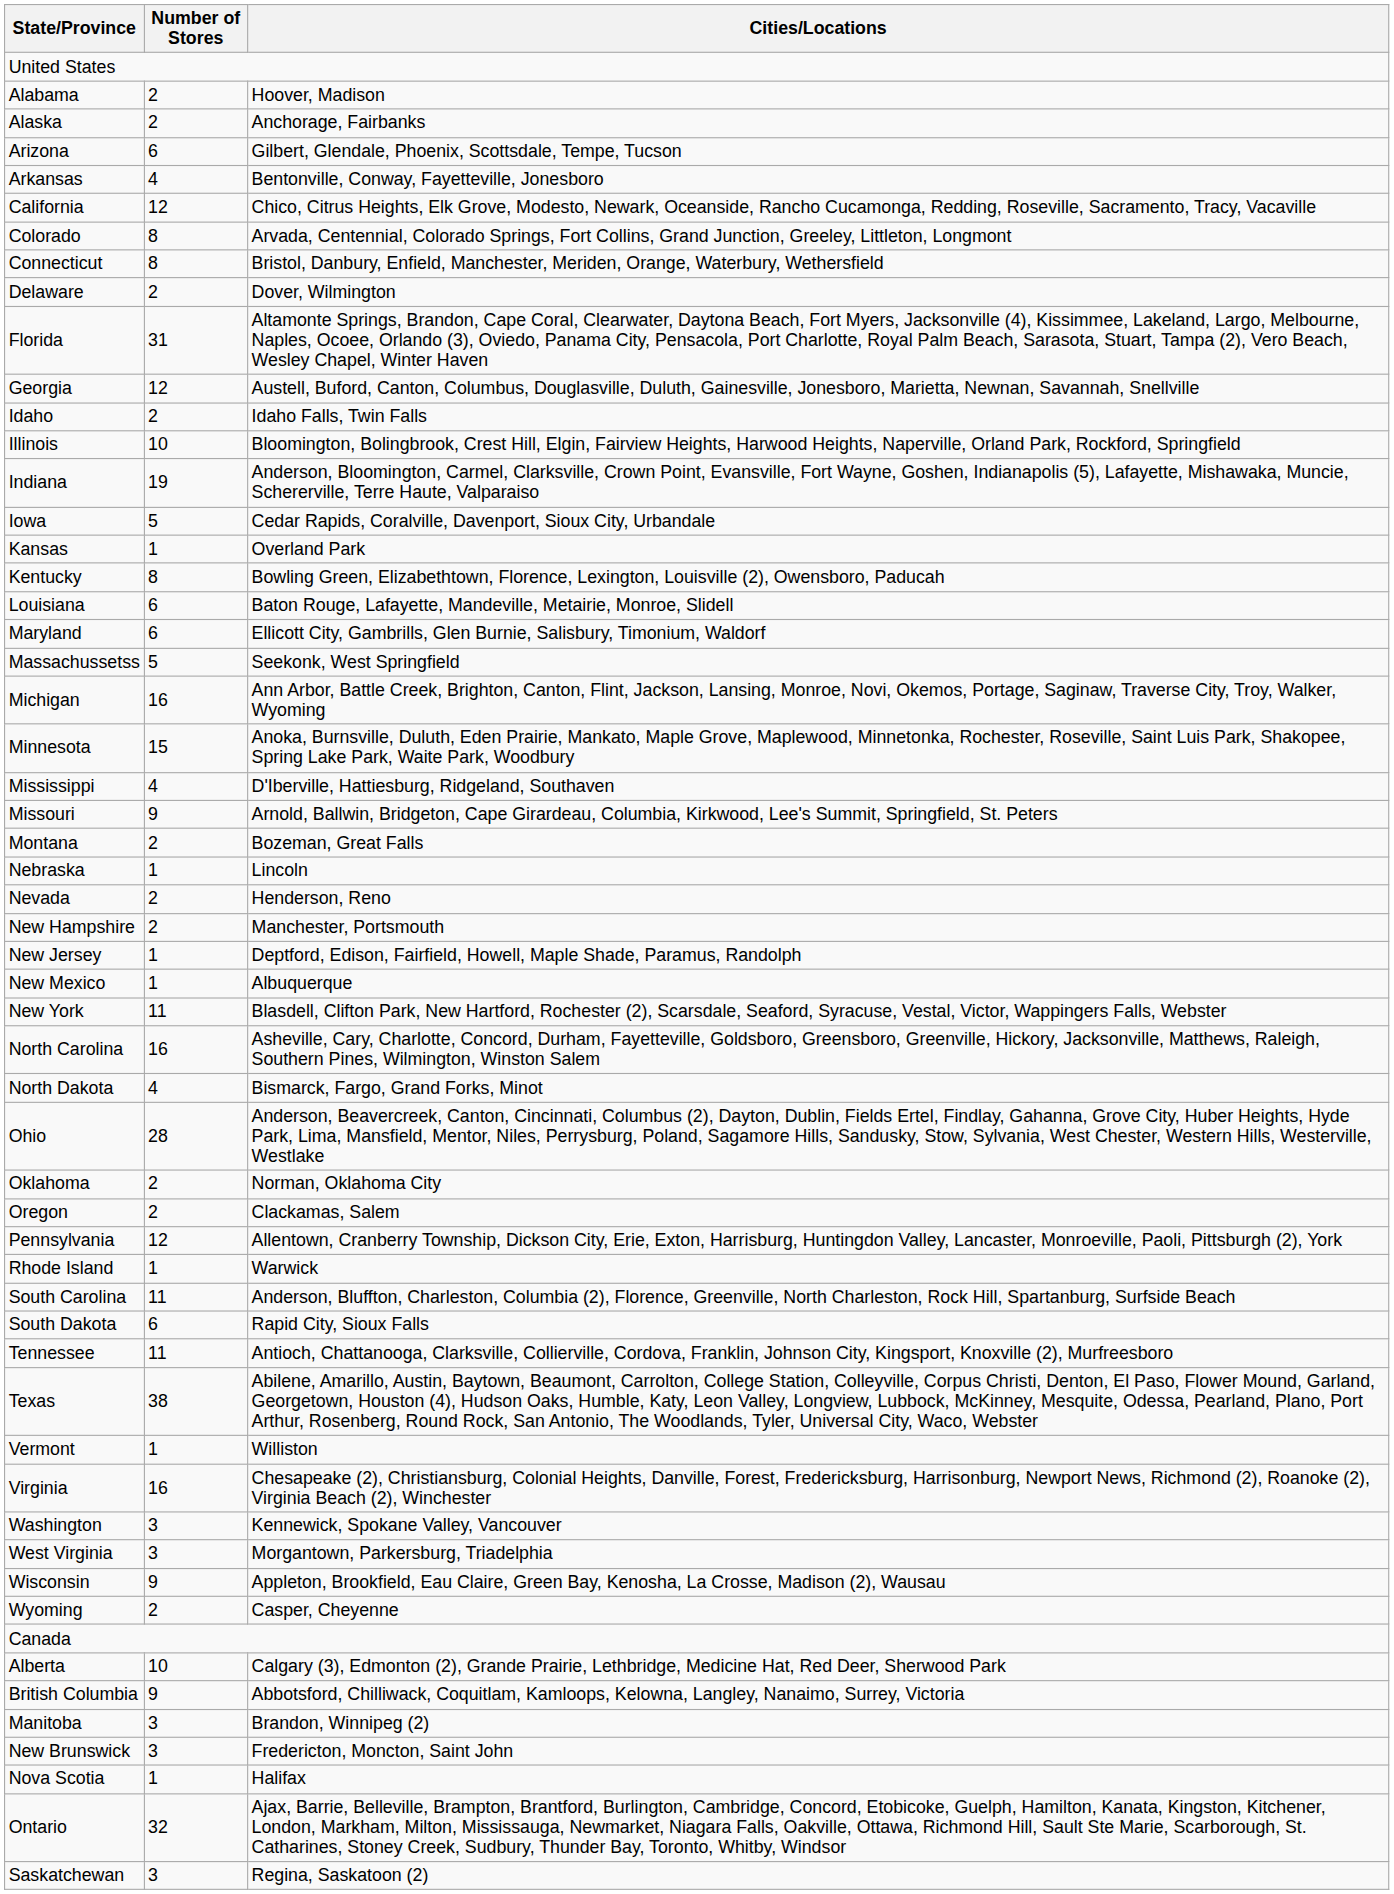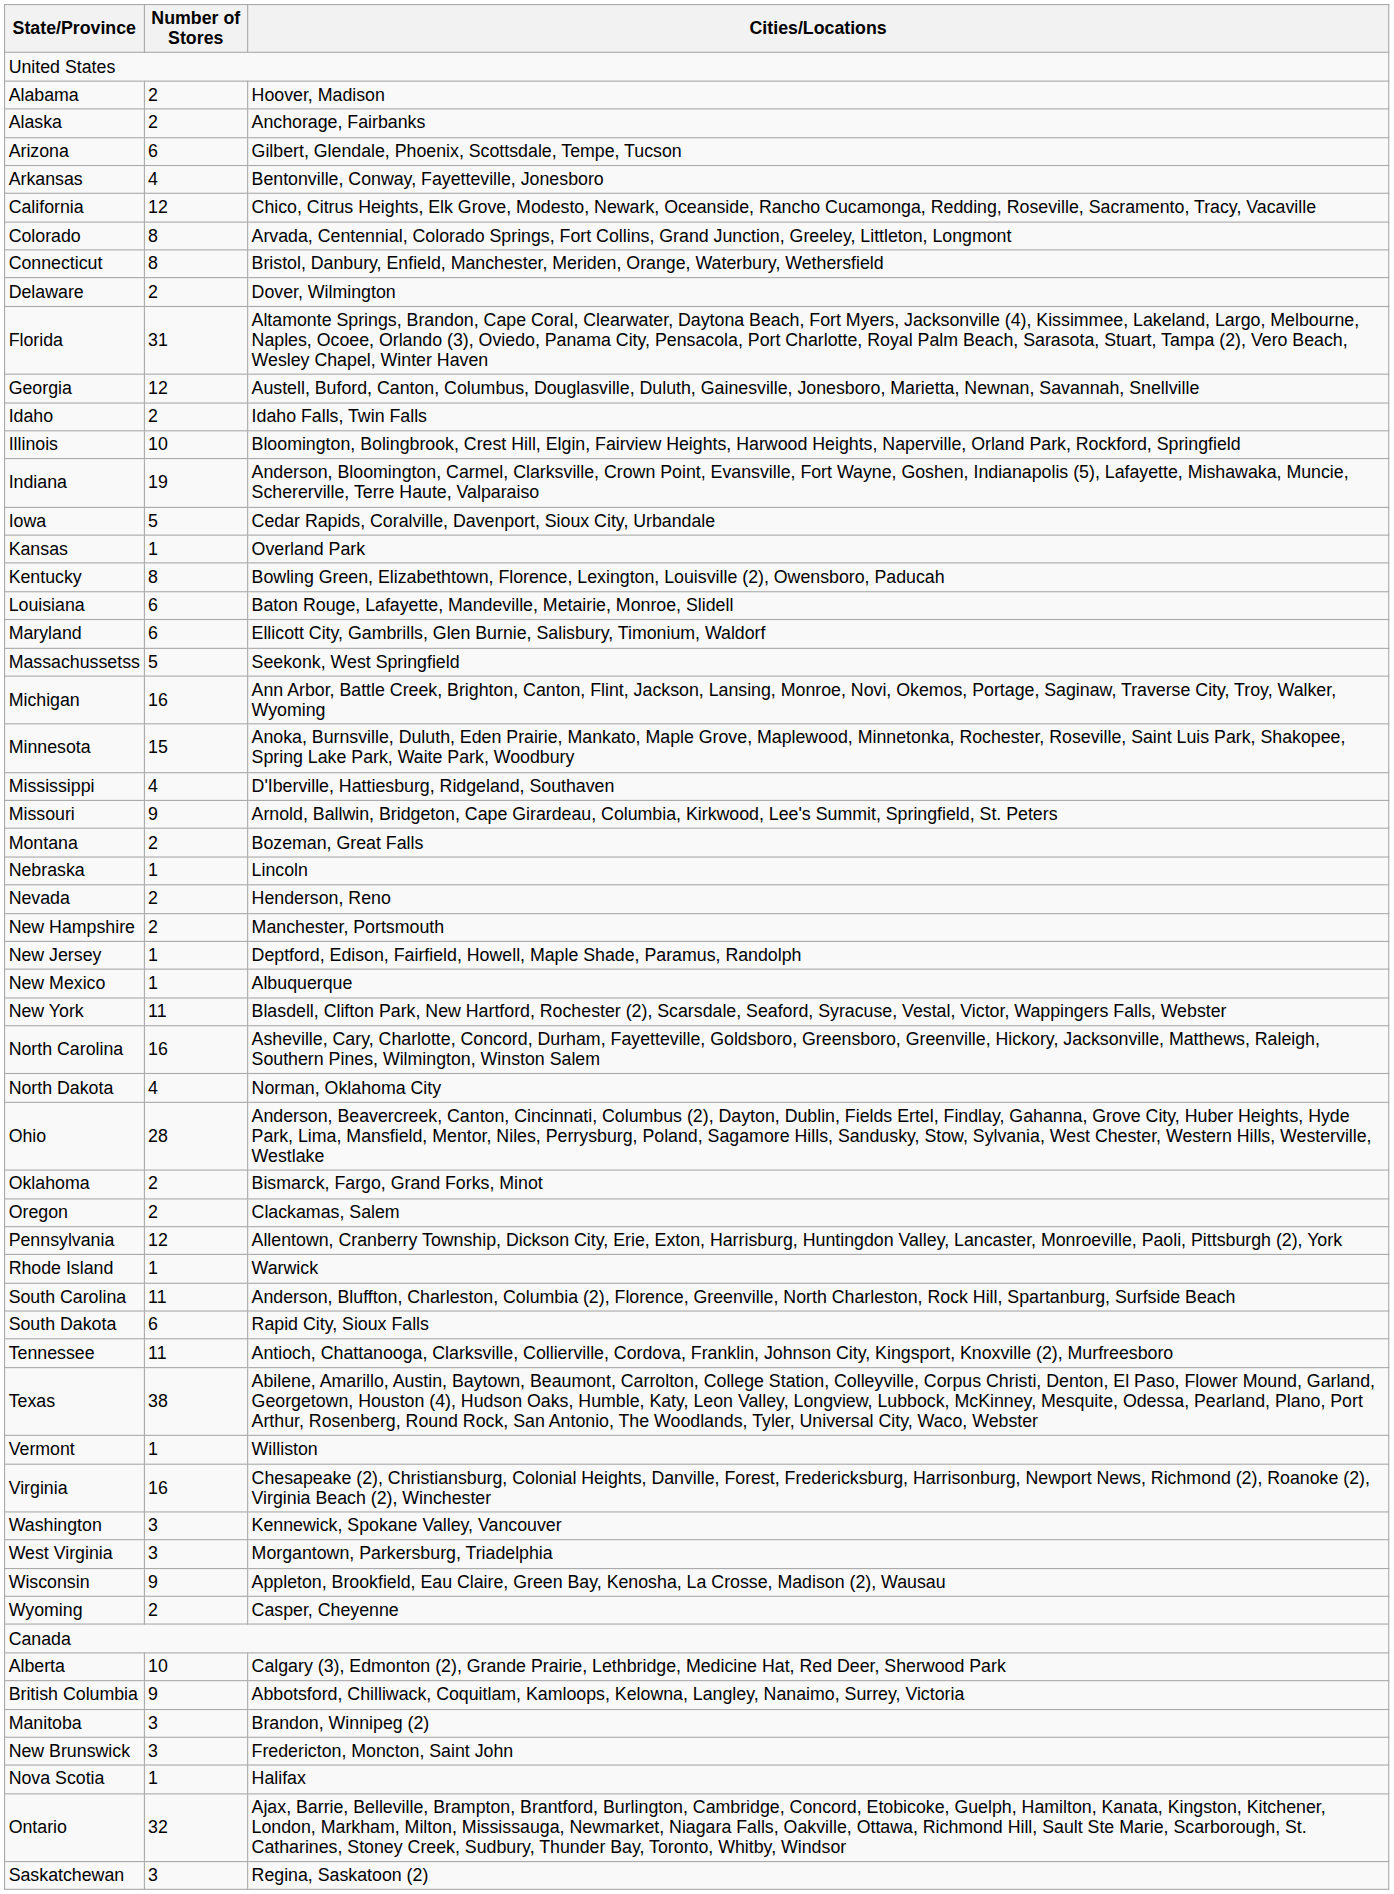(397, 1087) Bismarck, Fargo, Grand Forks, Minot -> (346, 1087) Norman, Oklahoma City
(346, 1184) Norman, Oklahoma City -> (397, 1184) Bismarck, Fargo, Grand Forks, Minot
